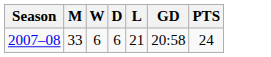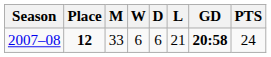+ column: (85, 16)
(168, 40) normal -> (210, 40) bold
